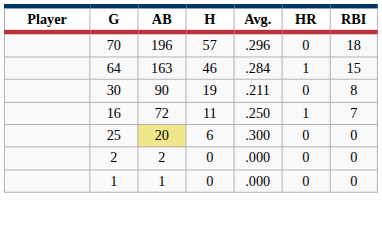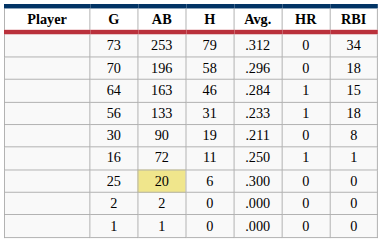+ row: (114, 45)
(210, 45) 57 -> (210, 68) 58
+ row: (114, 113)
(354, 113) 7 -> (354, 158) 1
